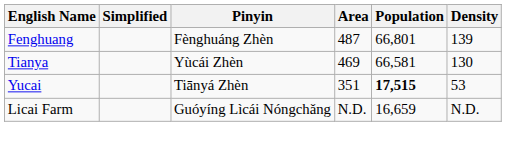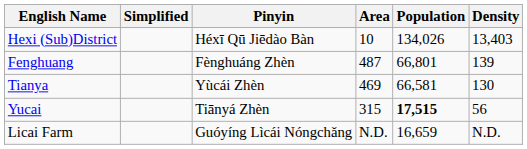+ row: (62, 39)
(349, 86) 351 -> (370, 109) 315
(458, 86) 53 -> (479, 109) 56
